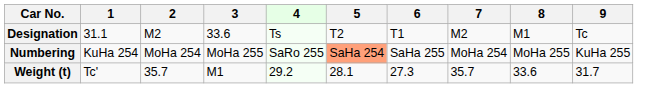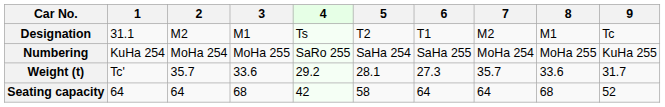(218, 33) 33.6 -> (242, 33) M1
(357, 53) lightsalmon background -> (384, 53) no background
(215, 72) M1 -> (245, 72) 33.6
+ row: (56, 92)
